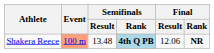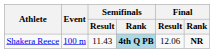(75, 41) lightsalmon background -> (75, 41) no background
(102, 41) 13.48 -> (102, 41) 11.43
